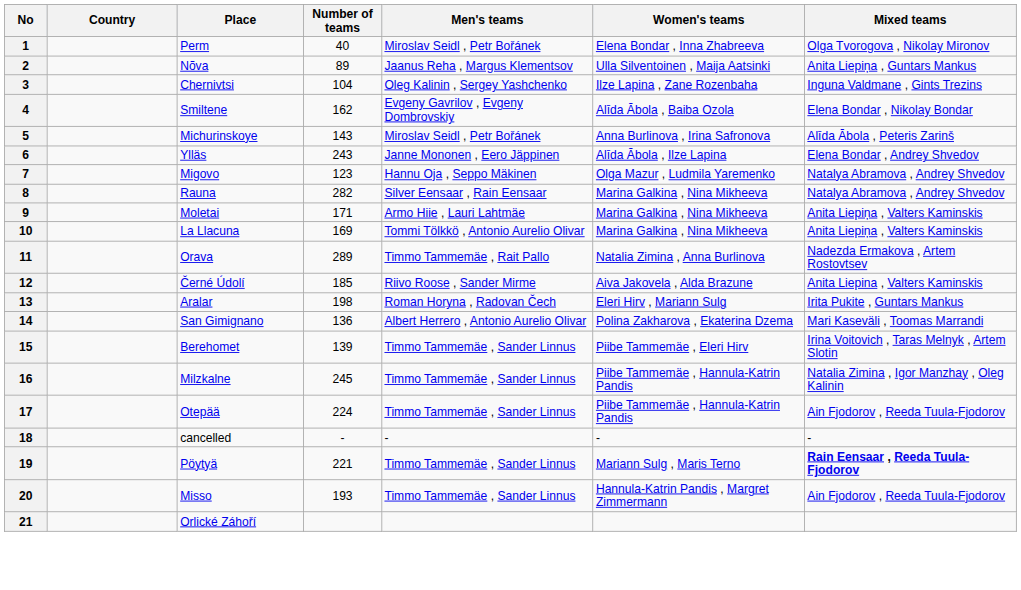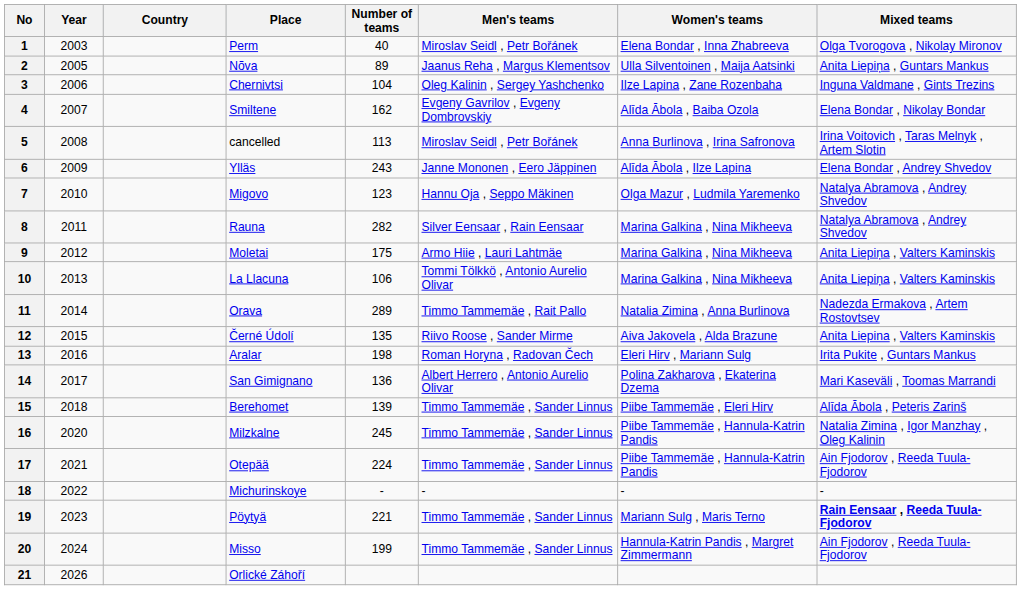+ column: (74, 20)
(219, 136) Michurinskoye -> (255, 142) cancelled
(343, 136) 143 -> (382, 142) 113
(881, 136) Alīda Ābola , Peteris Zarinš -> (901, 142) Irina Voitovich , Taras Melnyk , Artem Slotin
(343, 212) 171 -> (382, 252) 175
(343, 231) 169 -> (382, 278) 106
(343, 283) 185 -> (382, 336) 135
(906, 346) Irina Voitovich , Taras Melnyk , Artem Slotin -> (893, 407) Alīda Ābola , Peteris Zarinš
(206, 437) cancelled -> (268, 491) Michurinskoye
(343, 495) 193 -> (382, 549) 199
